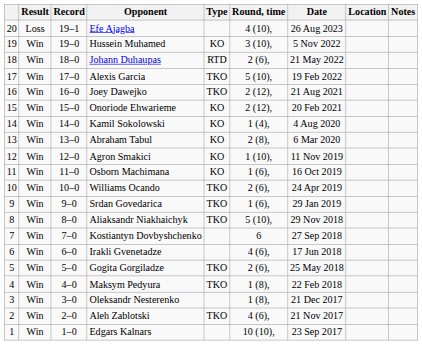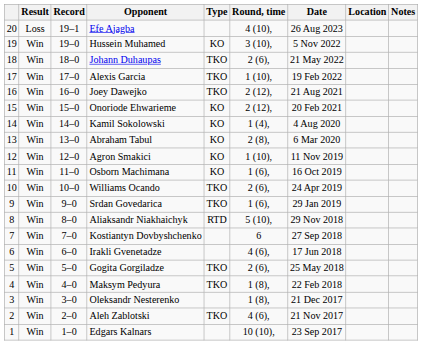(217, 60) RTD -> (217, 60) TKO
(259, 76) 5 (10), -> (259, 76) 1 (10),
(217, 220) TKO -> (217, 220) RTD
